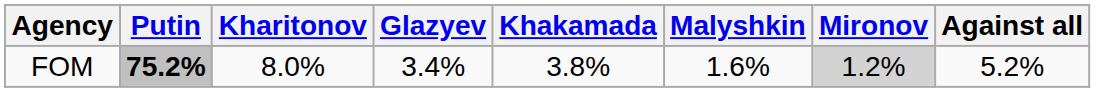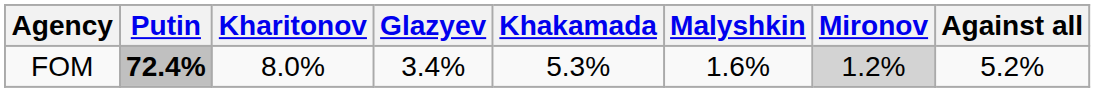(166, 66) 75.2% -> (166, 66) 72.4%
(578, 66) 3.8% -> (578, 66) 5.3%
